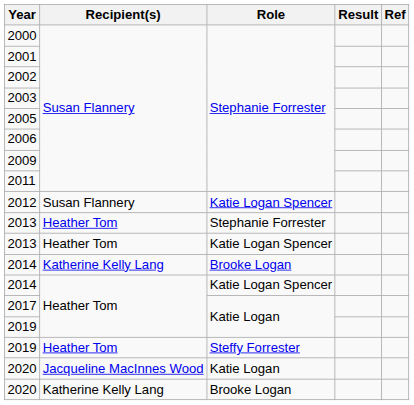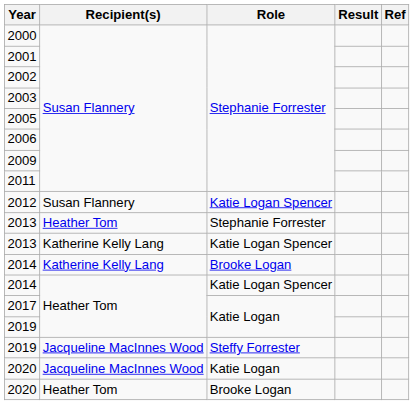(80, 243) Heather Tom -> (103, 243) Katherine Kelly Lang
(80, 347) Heather Tom -> (123, 347) Jacqueline MacInnes Wood
(103, 389) Katherine Kelly Lang -> (80, 389) Heather Tom
